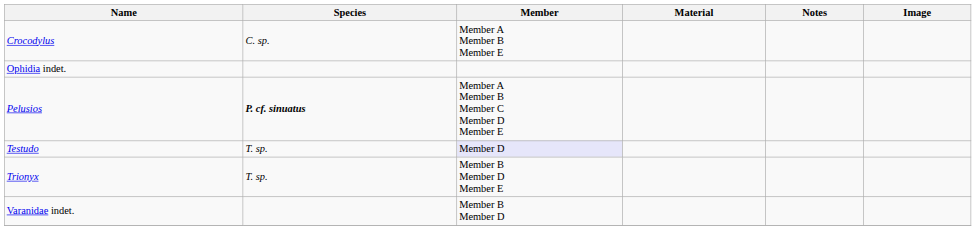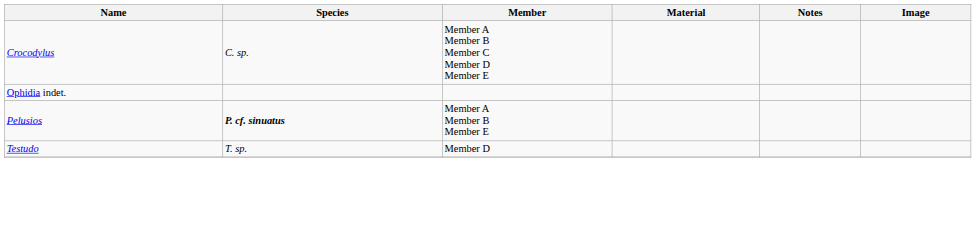(482, 40) Member A Member B Member E -> (467, 52) Member A Member B Member C Member D Member E
(482, 109) Member A Member B Member C Member D Member E -> (467, 120) Member A Member B Member E
(482, 148) lavender background -> (467, 148) no background
- row: (23, 177)
- row: (41, 211)
